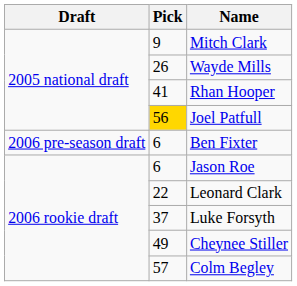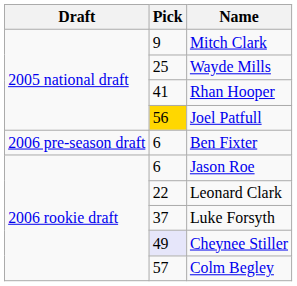(161, 67) 26 -> (161, 67) 25
(161, 243) no background -> (161, 243) lavender background
